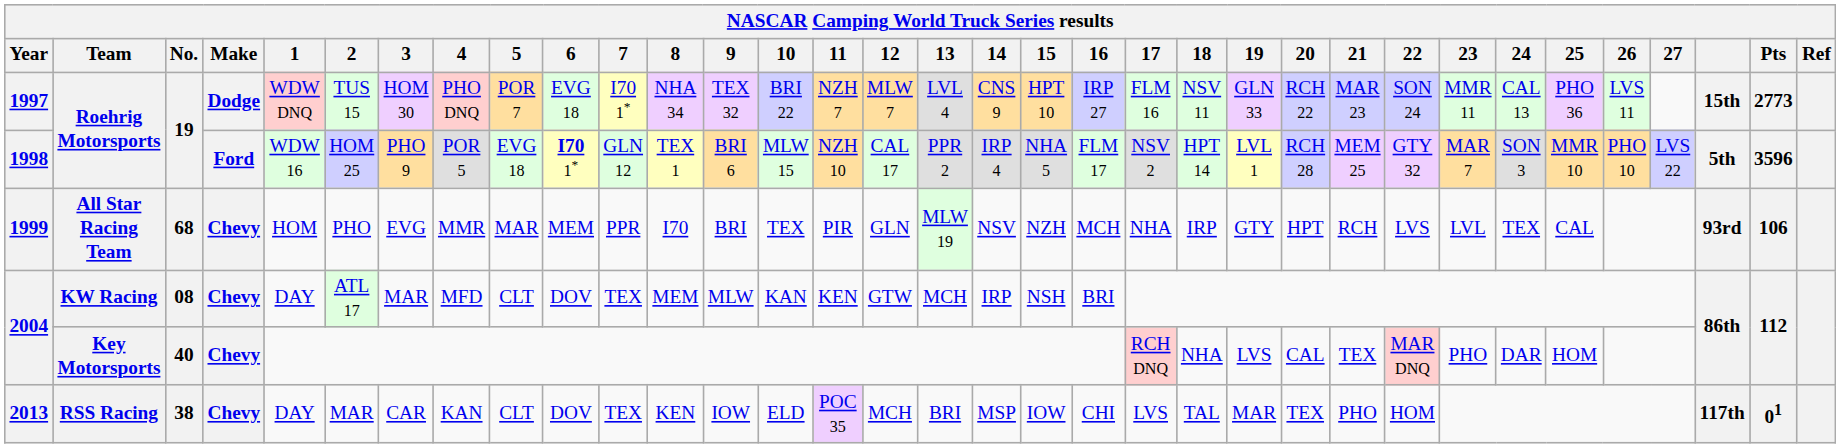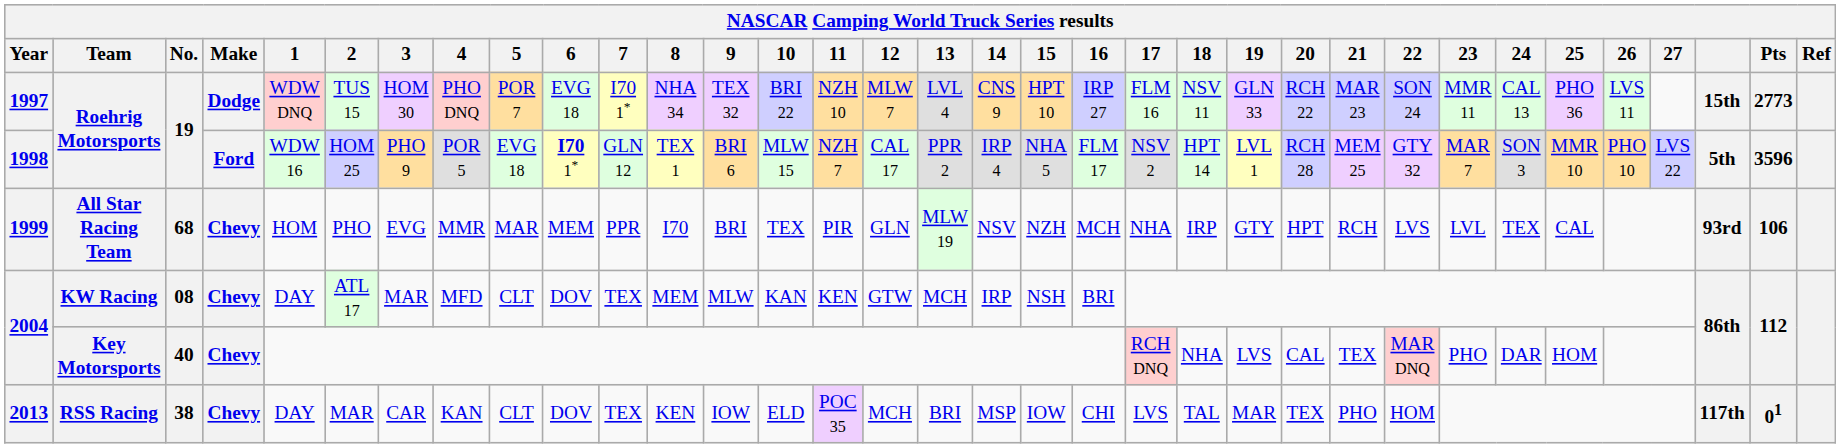(838, 99) NZH 7 -> (838, 99) NZH 10
(838, 157) NZH 10 -> (838, 157) NZH 7
